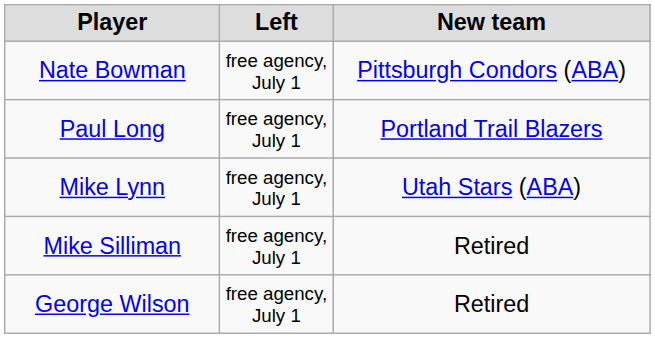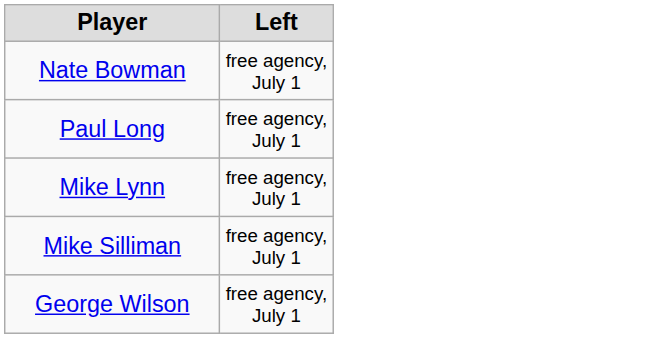- column: (492, 23)
